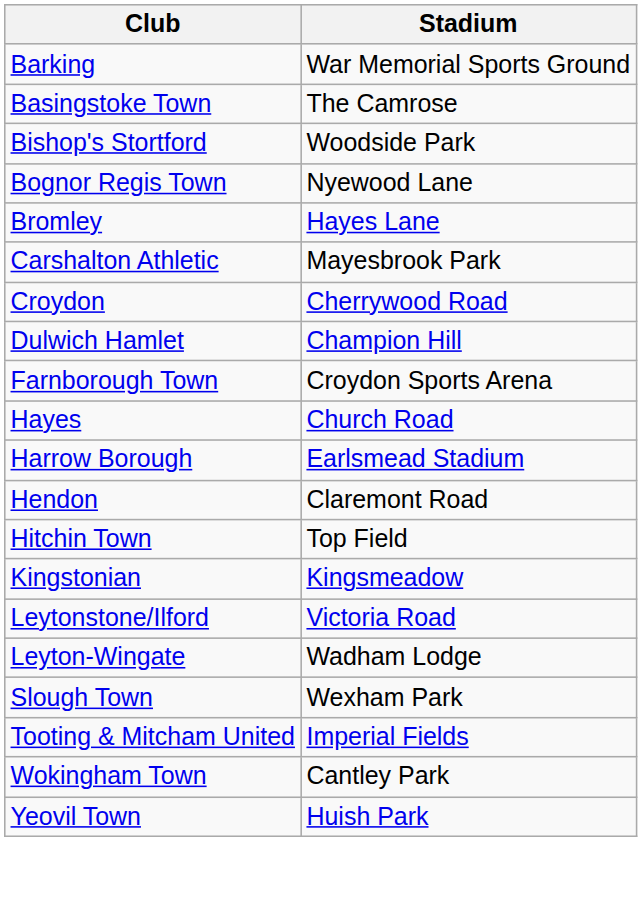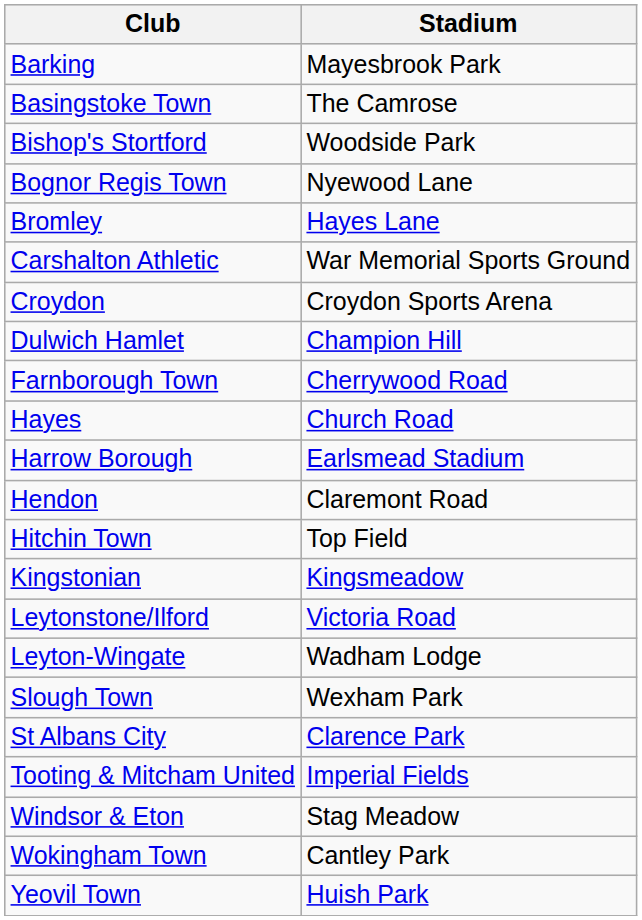(468, 63) War Memorial Sports Ground -> (404, 63) Mayesbrook Park
(404, 261) Mayesbrook Park -> (468, 261) War Memorial Sports Ground
(407, 301) Cherrywood Road -> (429, 301) Croydon Sports Arena
(429, 380) Croydon Sports Arena -> (407, 380) Cherrywood Road
+ row: (88, 736)
+ row: (97, 815)
